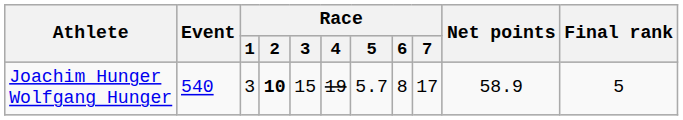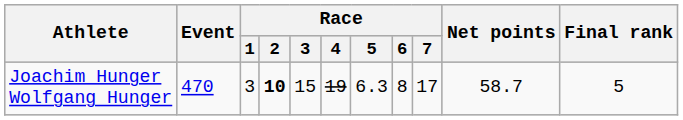(197, 88) 540 -> (197, 88) 470
(372, 88) 5.7 -> (372, 88) 6.3
(501, 88) 58.9 -> (501, 88) 58.7
